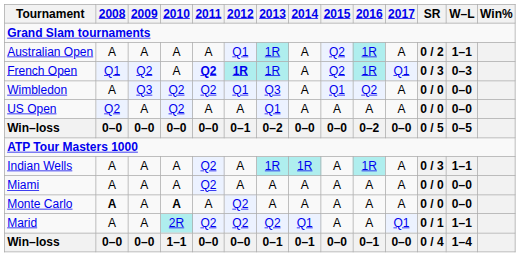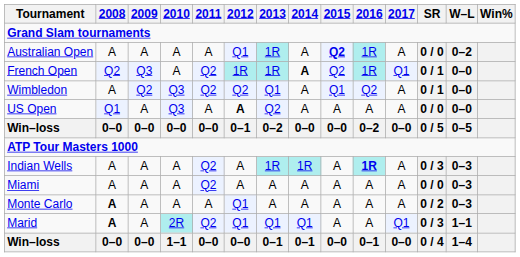(337, 52) normal -> (337, 52) bold
(432, 52) 0 / 2 -> (432, 52) 0 / 0
(462, 52) 1–1 -> (462, 52) 0–2
(112, 71) Q1 -> (112, 71) Q2
(144, 71) Q2 -> (144, 71) Q3
(208, 71) bold -> (208, 71) normal
(240, 71) bold -> (240, 71) normal
(305, 71) normal -> (305, 71) bold
(432, 71) 0 / 3 -> (432, 71) 0 / 1
(462, 71) 0–3 -> (462, 71) 0–0
(144, 90) Q3 -> (144, 90) Q2
(177, 90) Q2 -> (177, 90) Q3
(240, 90) Q1 -> (240, 90) Q2
(273, 90) Q3 -> (273, 90) Q1
(432, 90) 0 / 0 -> (432, 90) 0 / 1
(112, 109) Q2 -> (112, 109) Q1
(177, 109) Q2 -> (177, 109) Q3
(240, 109) normal -> (240, 109) bold
(273, 109) Q1 -> (273, 109) Q2
(369, 166) normal -> (369, 166) bold
(462, 166) 1–1 -> (462, 166) 0–3
(462, 185) 0–0 -> (462, 185) 0–3
(177, 204) bold -> (177, 204) normal
(240, 204) Q2 -> (240, 204) Q1
(432, 204) 0 / 0 -> (432, 204) 0 / 2
(462, 204) 0–0 -> (462, 204) 0–3
(112, 223) normal -> (112, 223) bold
(240, 223) Q2 -> (240, 223) Q1
(273, 223) Q2 -> (273, 223) Q1
(432, 223) 0 / 1 -> (432, 223) 0 / 3
